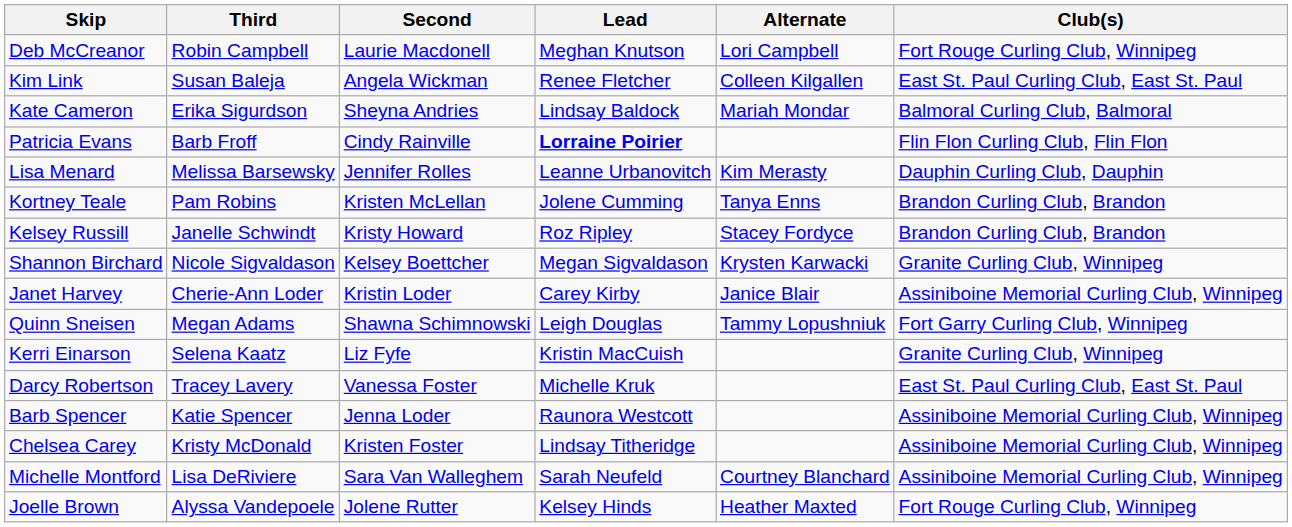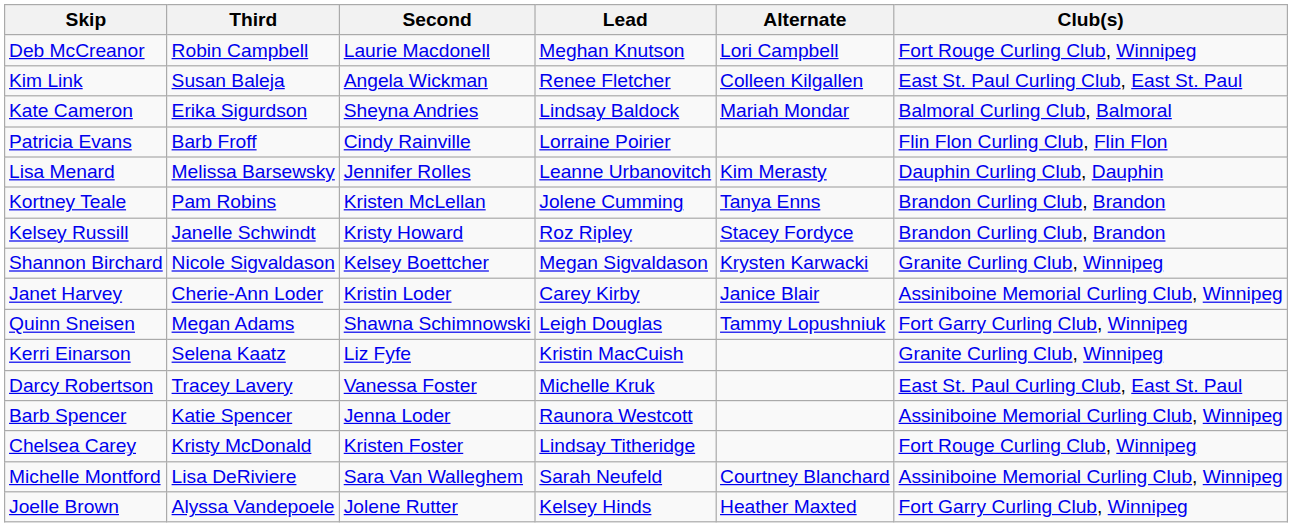(611, 141) bold -> (605, 141) normal
(1091, 446) Assiniboine Memorial Curling Club, Winnipeg -> (1047, 446) Fort Rouge Curling Club, Winnipeg
(1047, 506) Fort Rouge Curling Club, Winnipeg -> (1043, 506) Fort Garry Curling Club, Winnipeg
